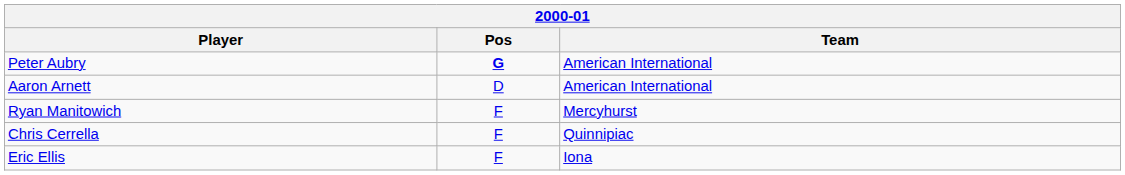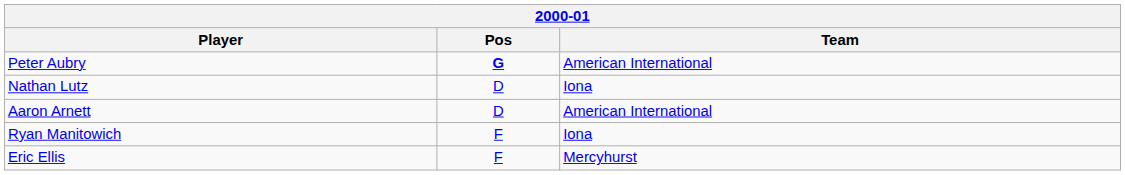+ row: (48, 87)
(600, 110) Mercyhurst -> (578, 134) Iona
- row: (53, 134)
(578, 157) Iona -> (600, 157) Mercyhurst
